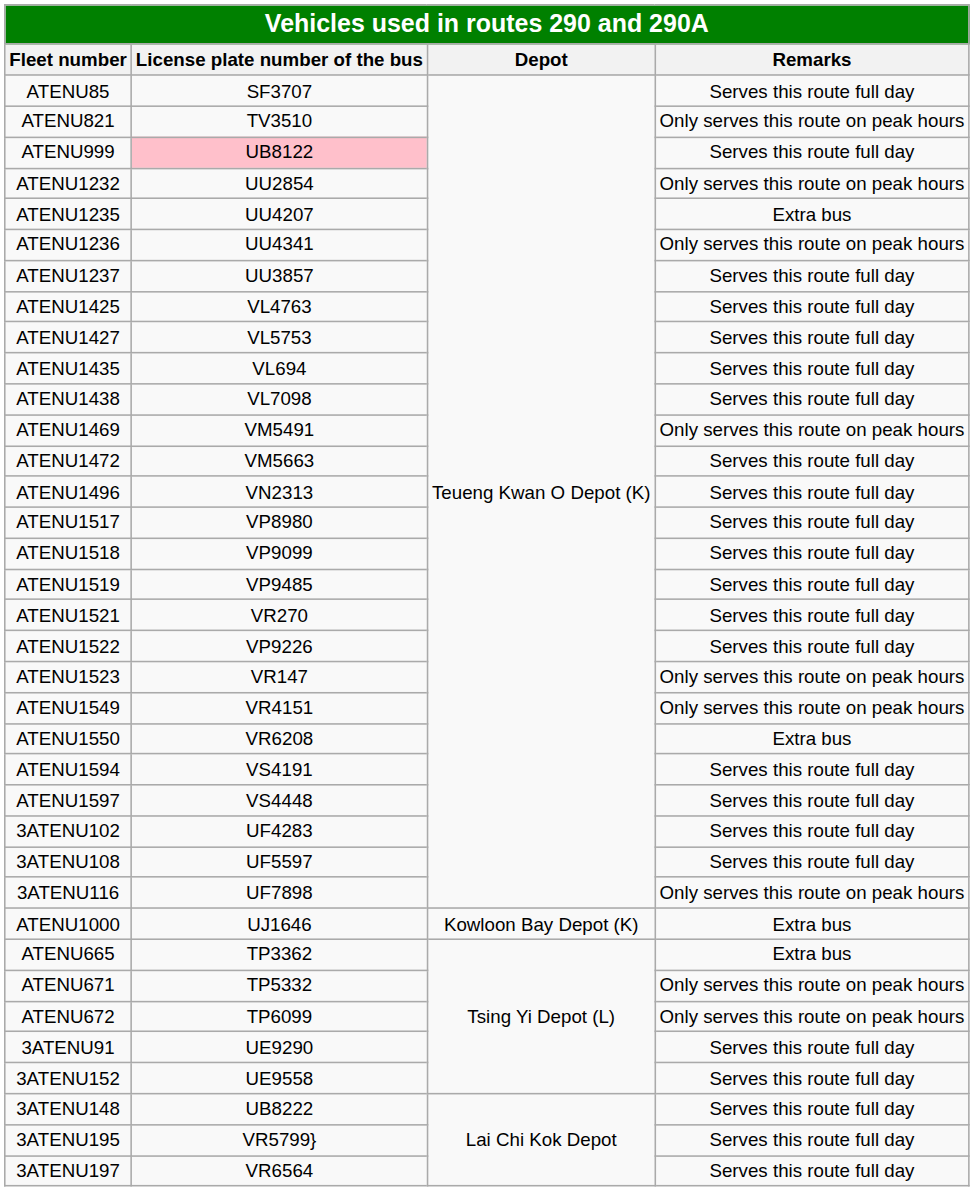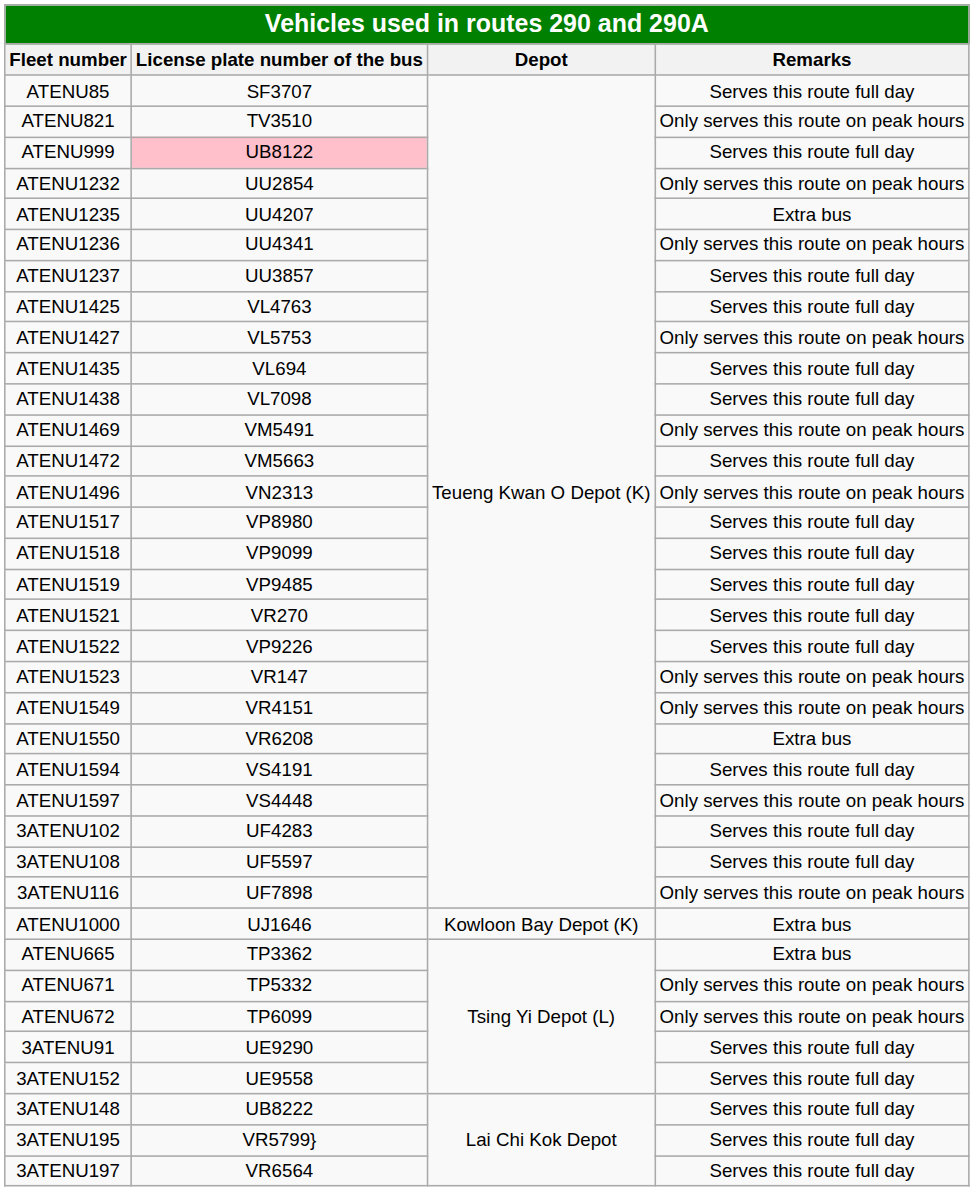(812, 338) Serves this route full day -> (812, 338) Only serves this route on peak hours
(812, 492) Serves this route full day -> (812, 492) Only serves this route on peak hours
(812, 800) Serves this route full day -> (812, 800) Only serves this route on peak hours
